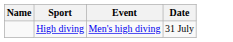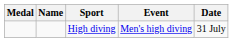+ column: (20, 13)
